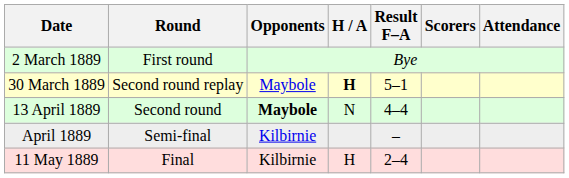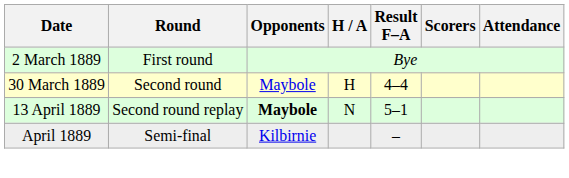(178, 85) Second round replay -> (178, 85) Second round
(349, 85) bold -> (349, 85) normal
(396, 85) 5–1 -> (396, 85) 4–4
(178, 110) Second round -> (178, 110) Second round replay
(396, 110) 4–4 -> (396, 110) 5–1
- row: (57, 160)
